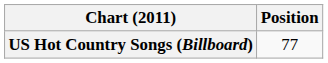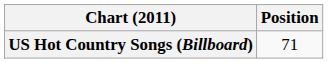(290, 44) 77 -> (290, 44) 71
